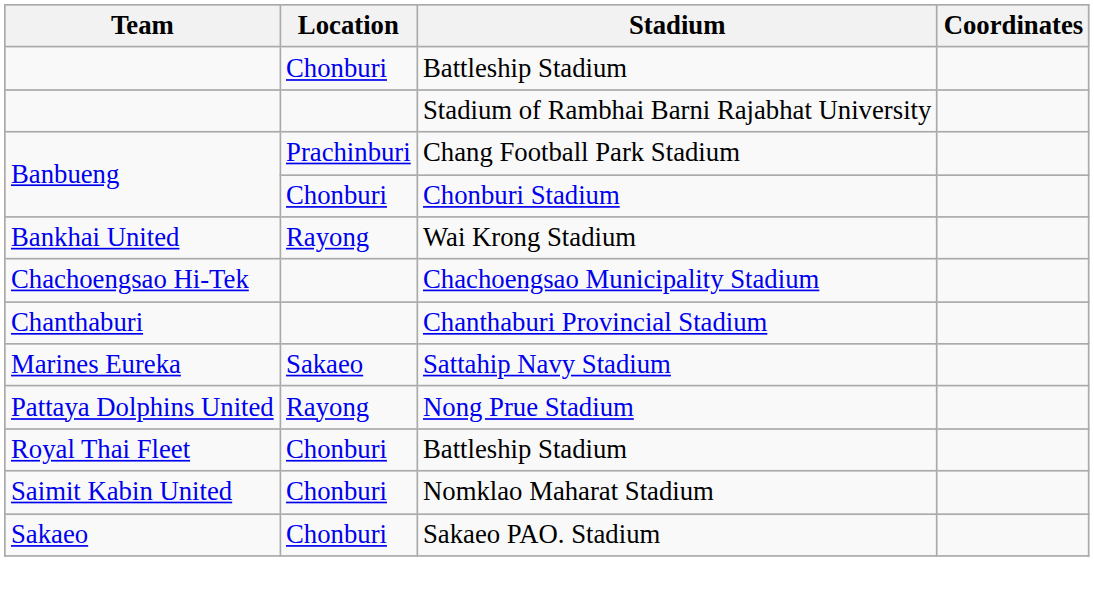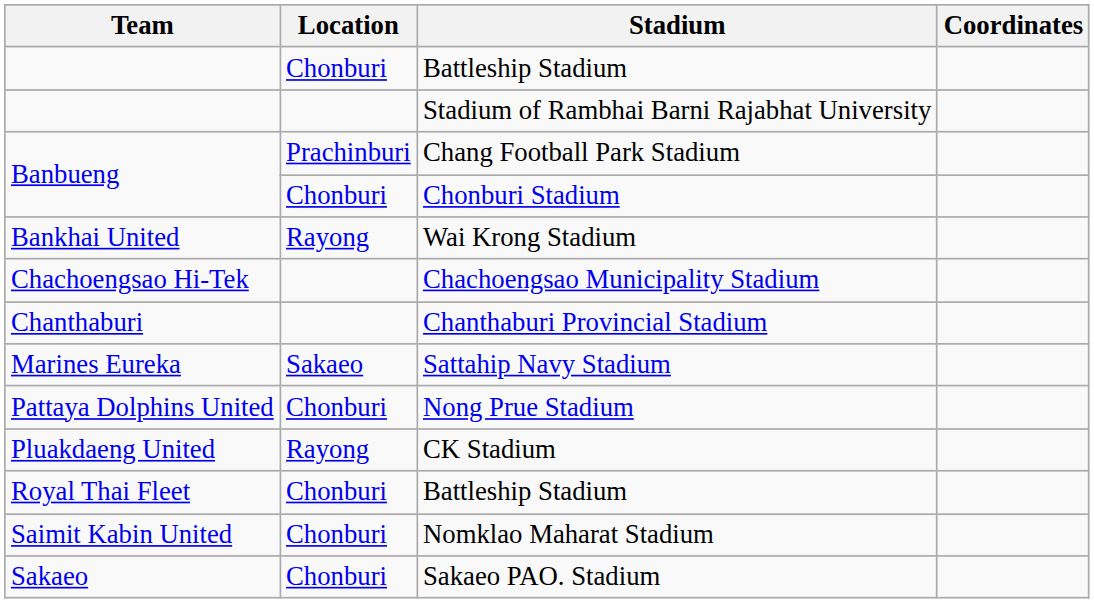(328, 407) Rayong -> (336, 407) Chonburi
+ row: (113, 449)
